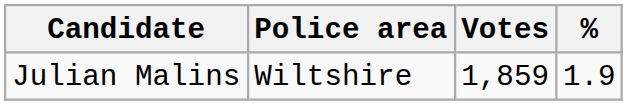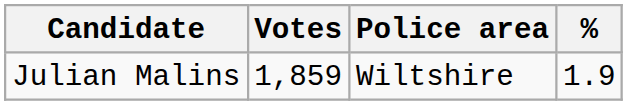columns swapped: (351, 29) <-> (505, 29)
